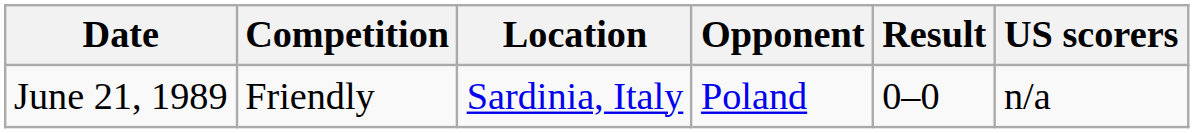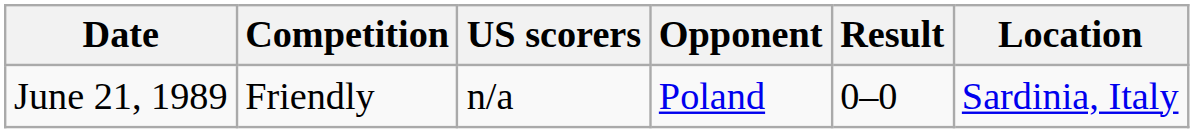columns swapped: (575, 34) <-> (1091, 34)
